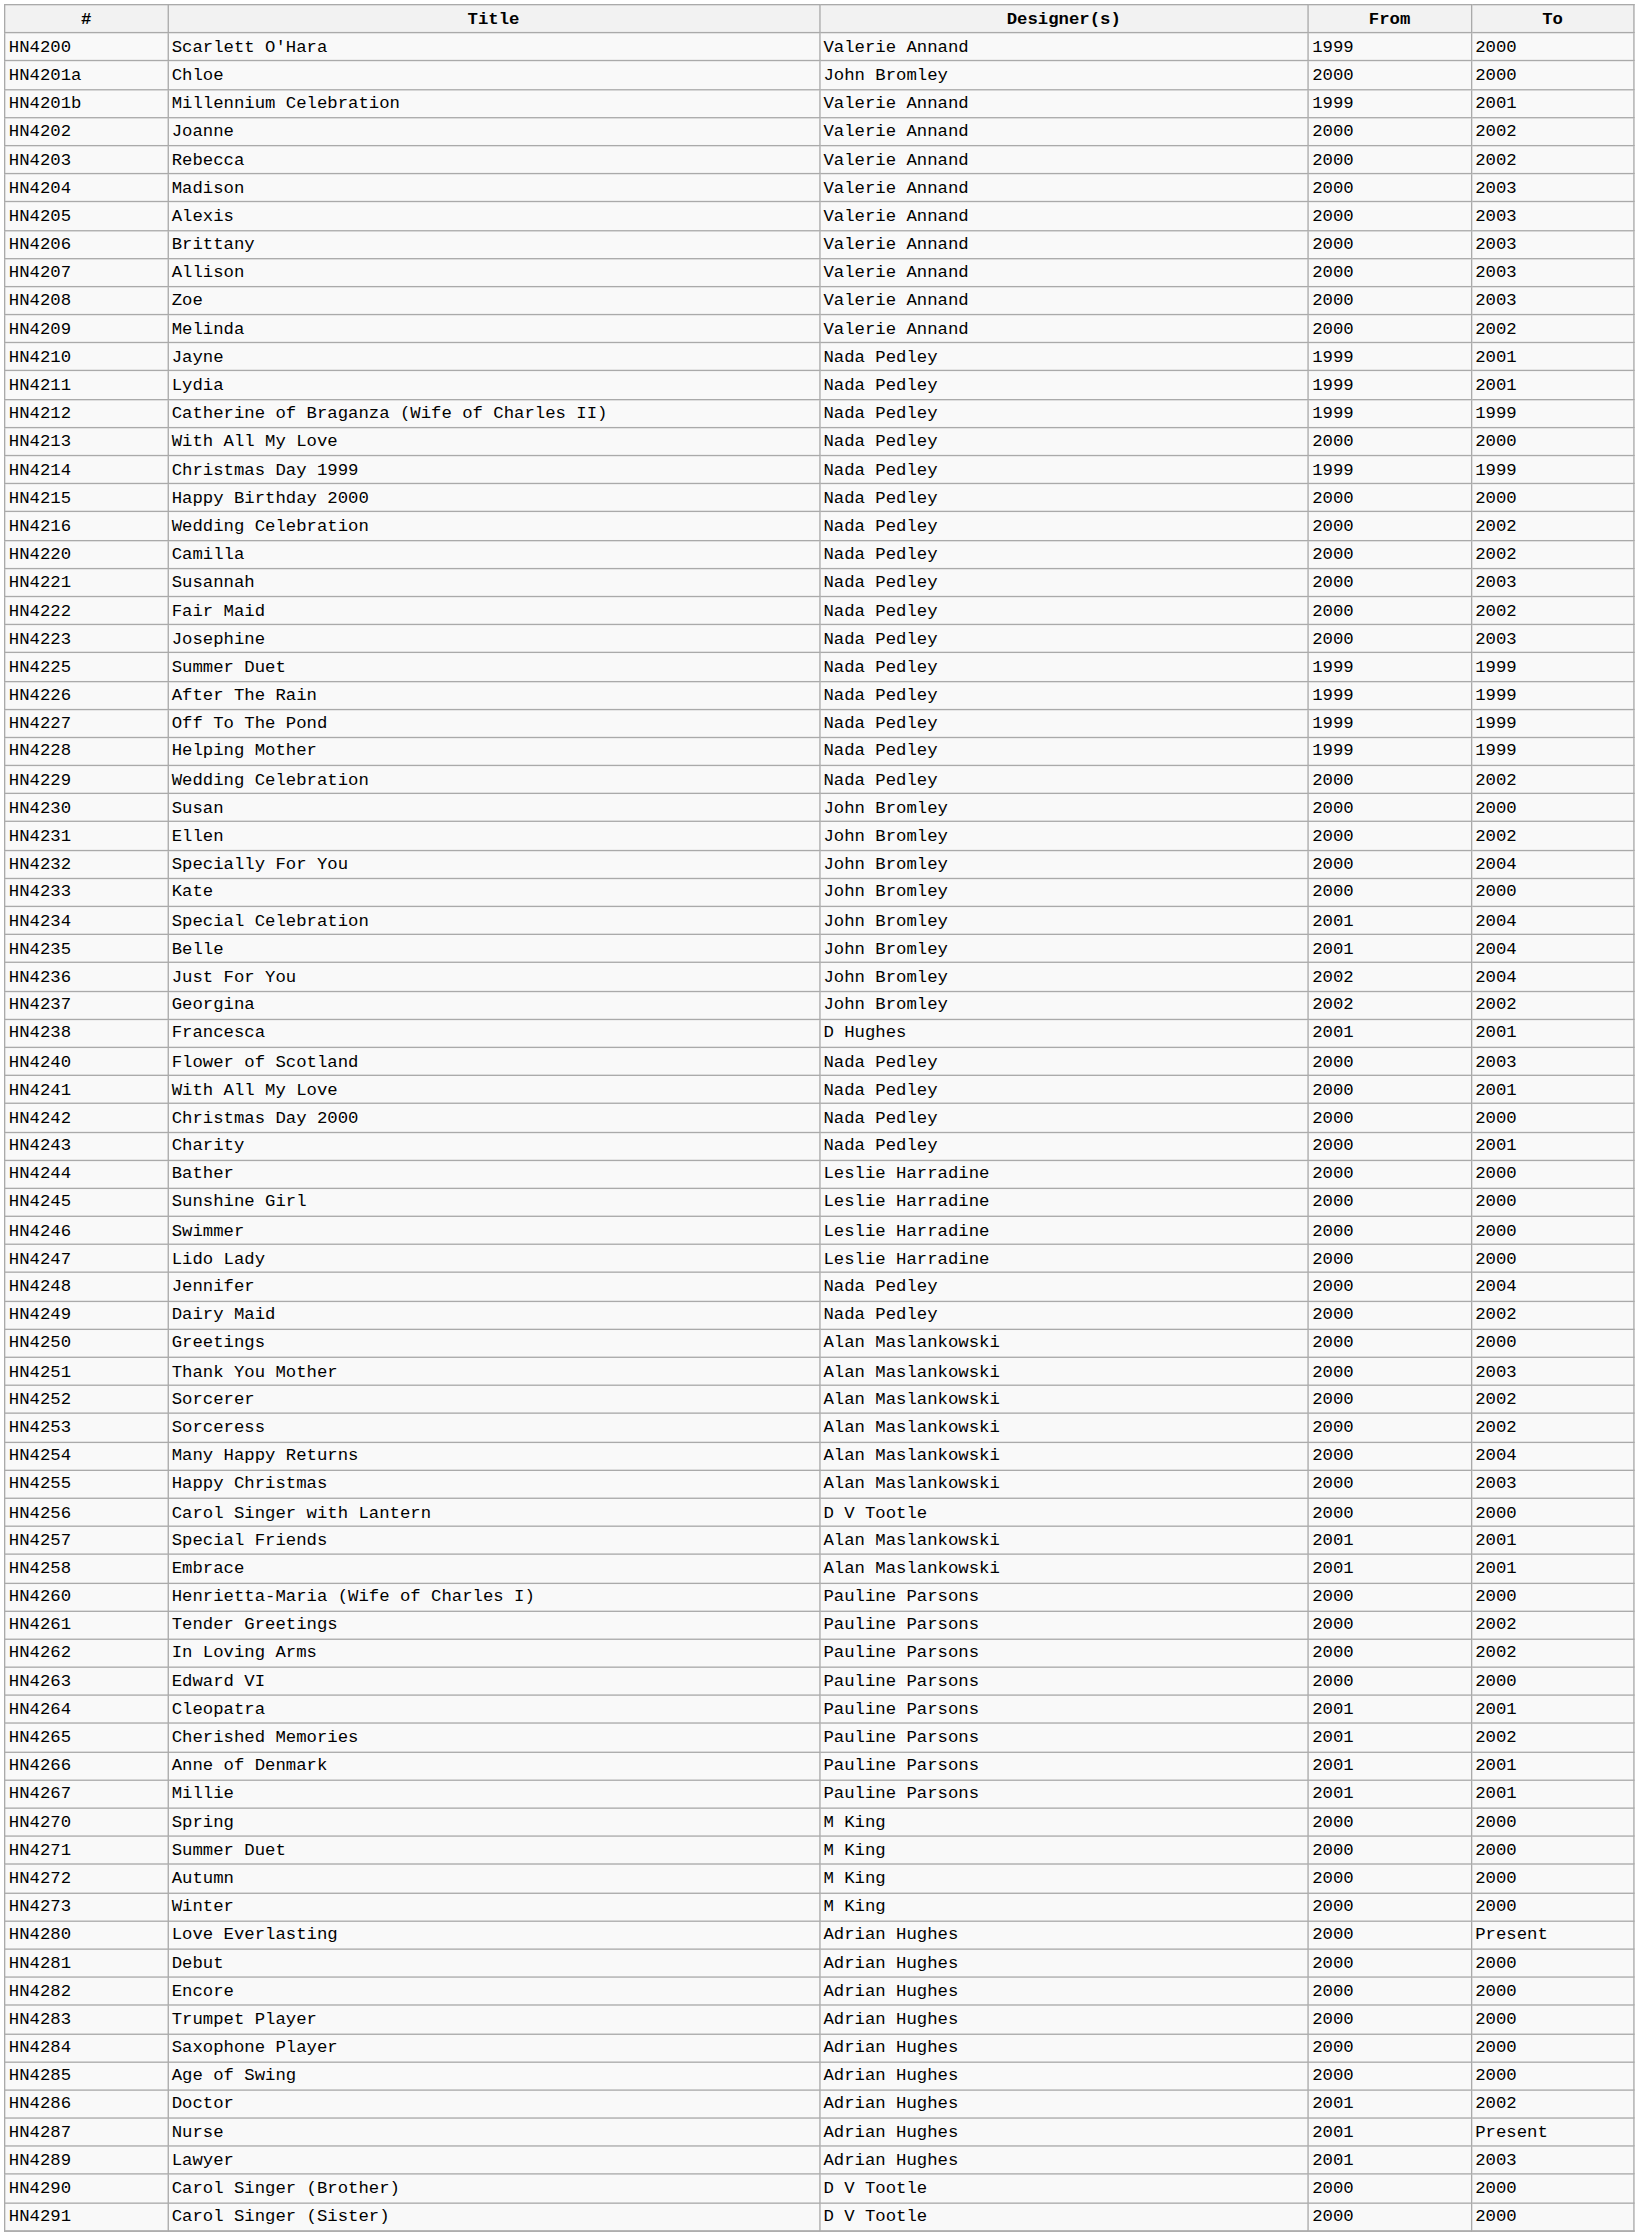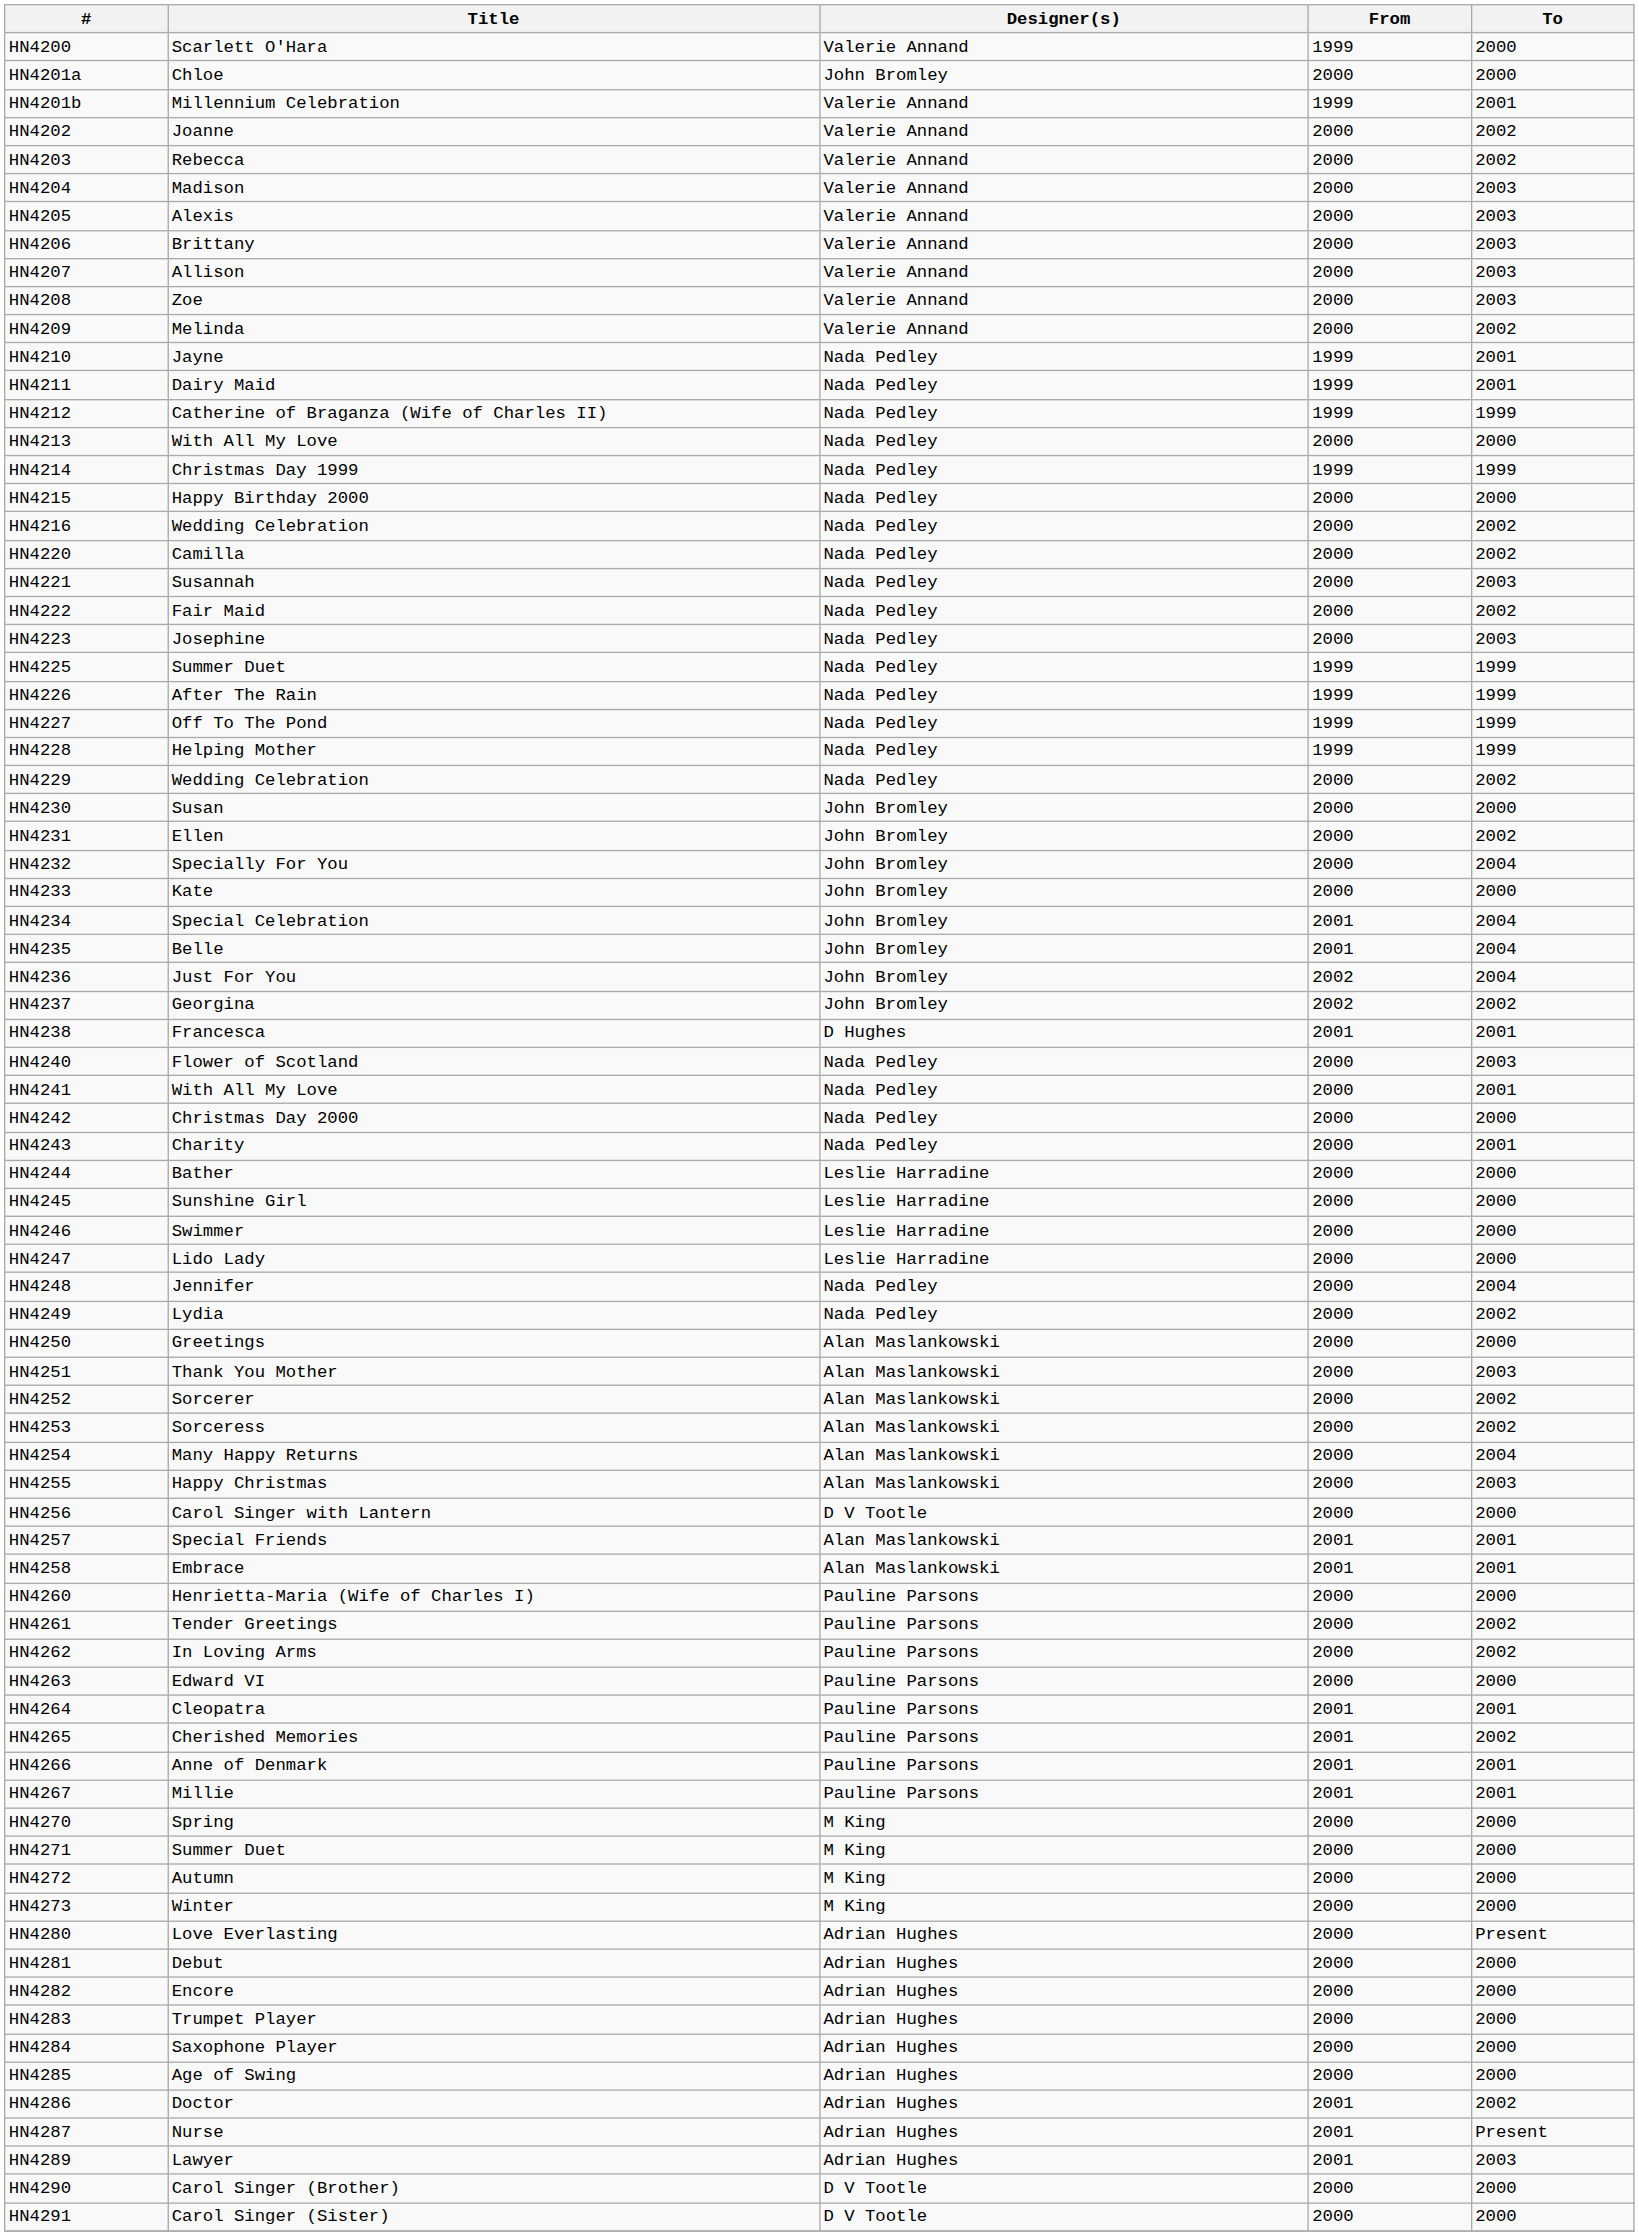(198, 385) Lydia -> (224, 385) Dairy Maid
(224, 1315) Dairy Maid -> (198, 1315) Lydia
